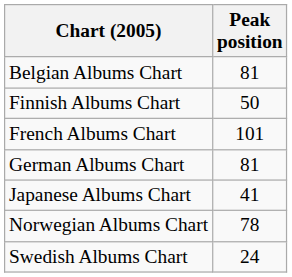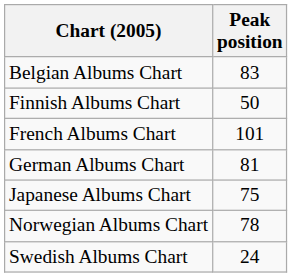(250, 72) 81 -> (250, 72) 83
(250, 195) 41 -> (250, 195) 75
